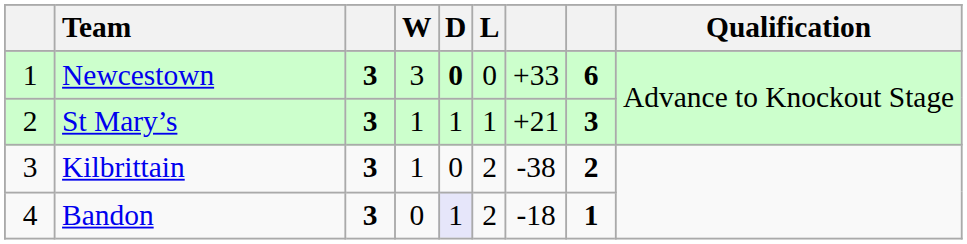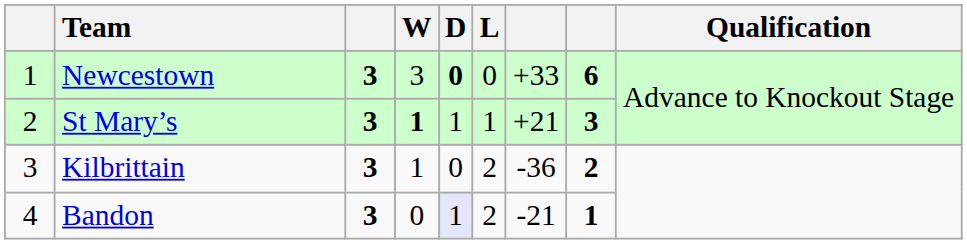(417, 121) normal -> (417, 121) bold
(536, 167) -38 -> (536, 167) -36
(536, 214) -18 -> (536, 214) -21
